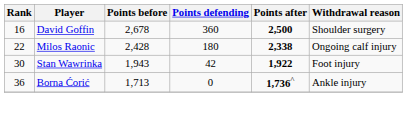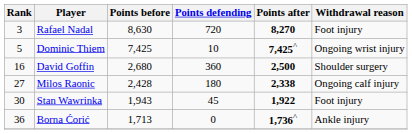+ row: (65, 30)
+ row: (71, 48)
(137, 30) 2,678 -> (140, 66) 2,680
(19, 47) 22 -> (19, 83) 27
(211, 64) 42 -> (213, 100) 45
